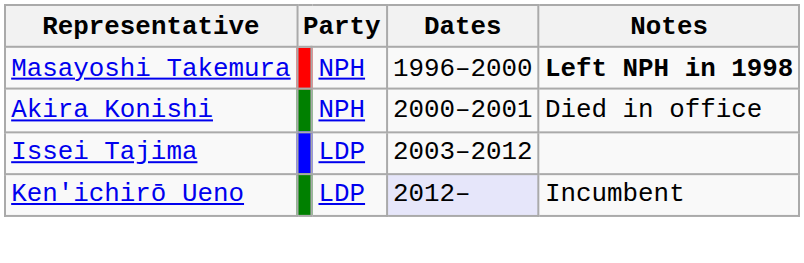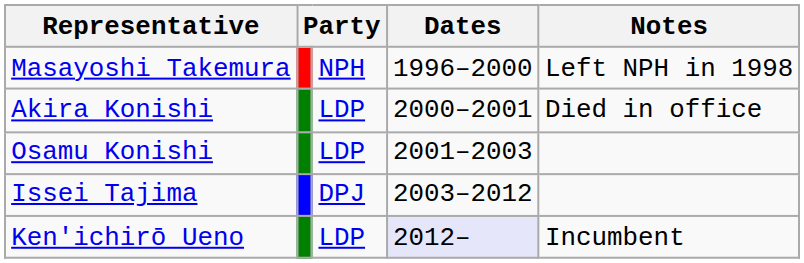(669, 68) bold -> (669, 68) normal
(342, 110) NPH -> (342, 110) LDP
+ row: (112, 153)
(342, 153) LDP -> (342, 195) DPJ
